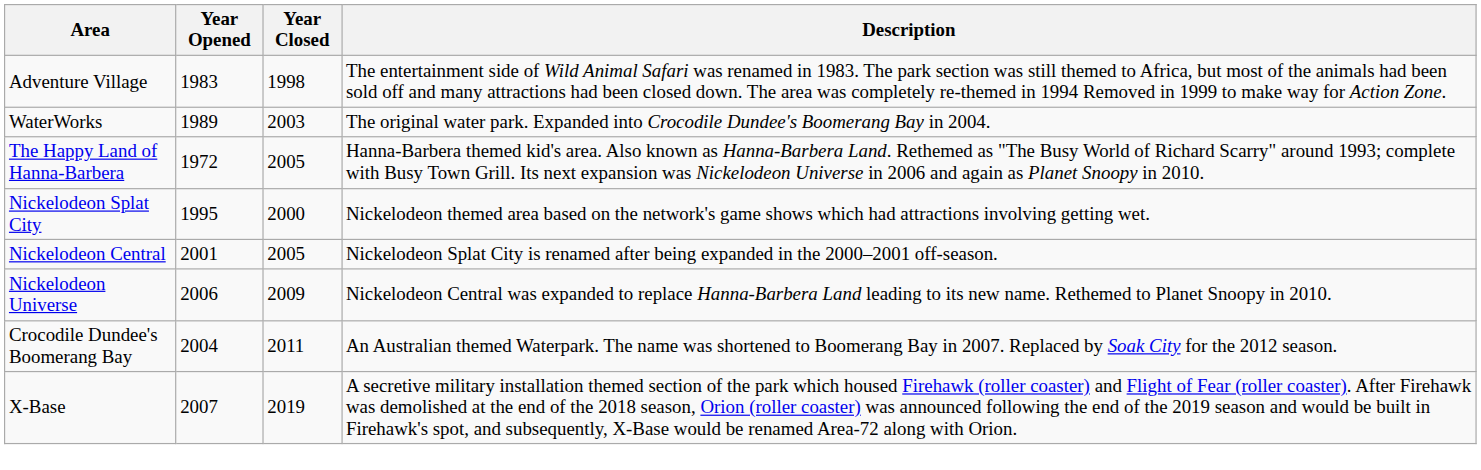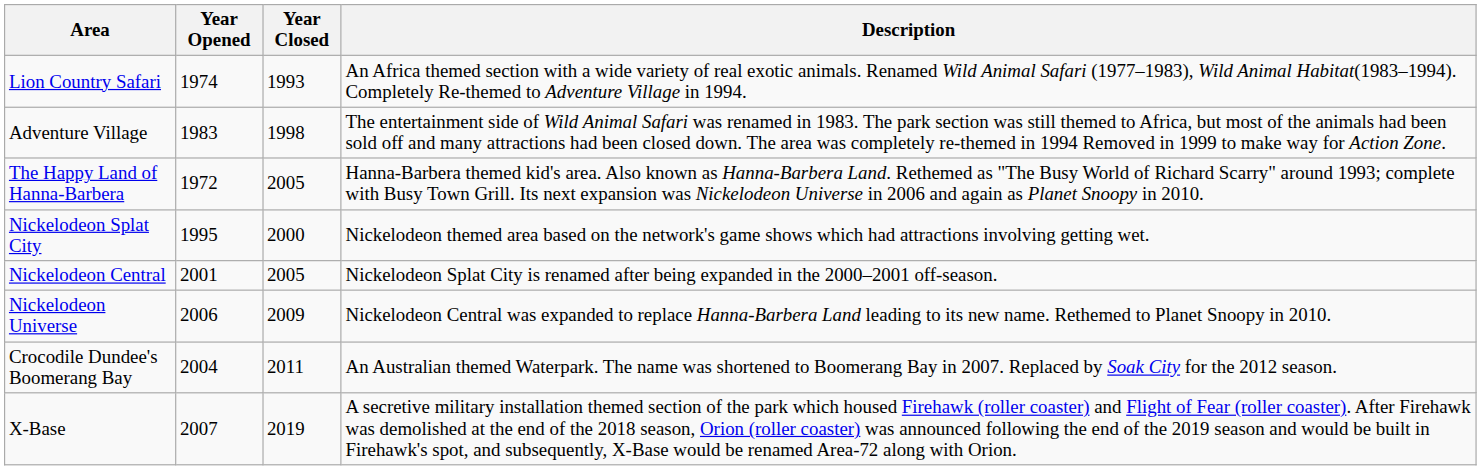+ row: (85, 81)
- row: (56, 121)
